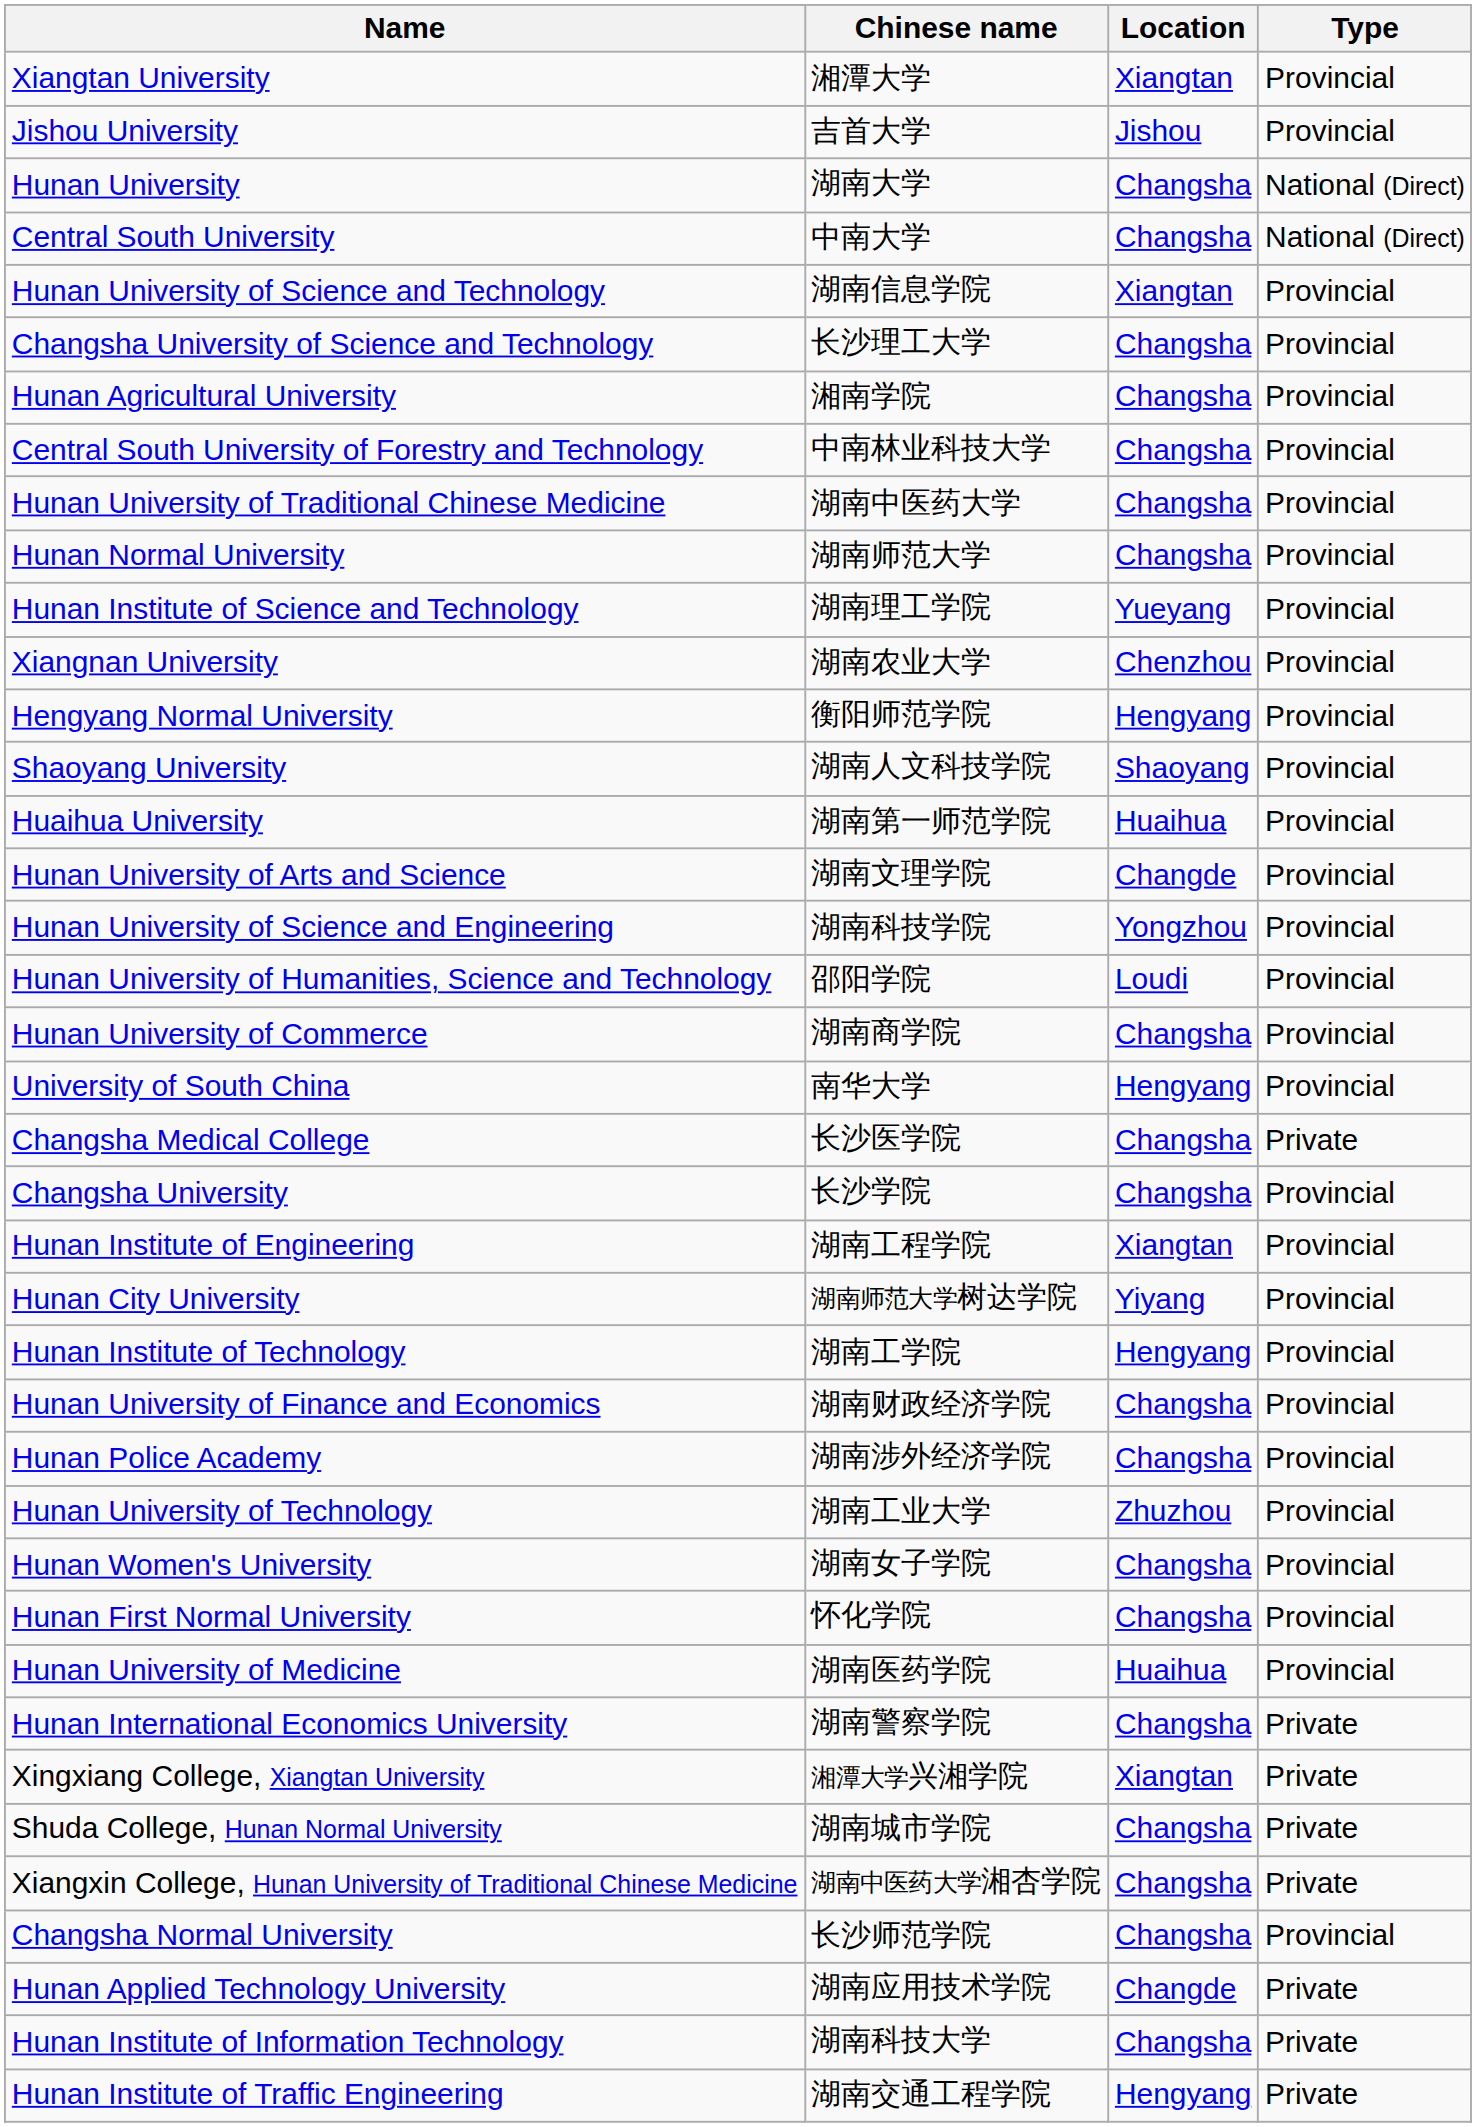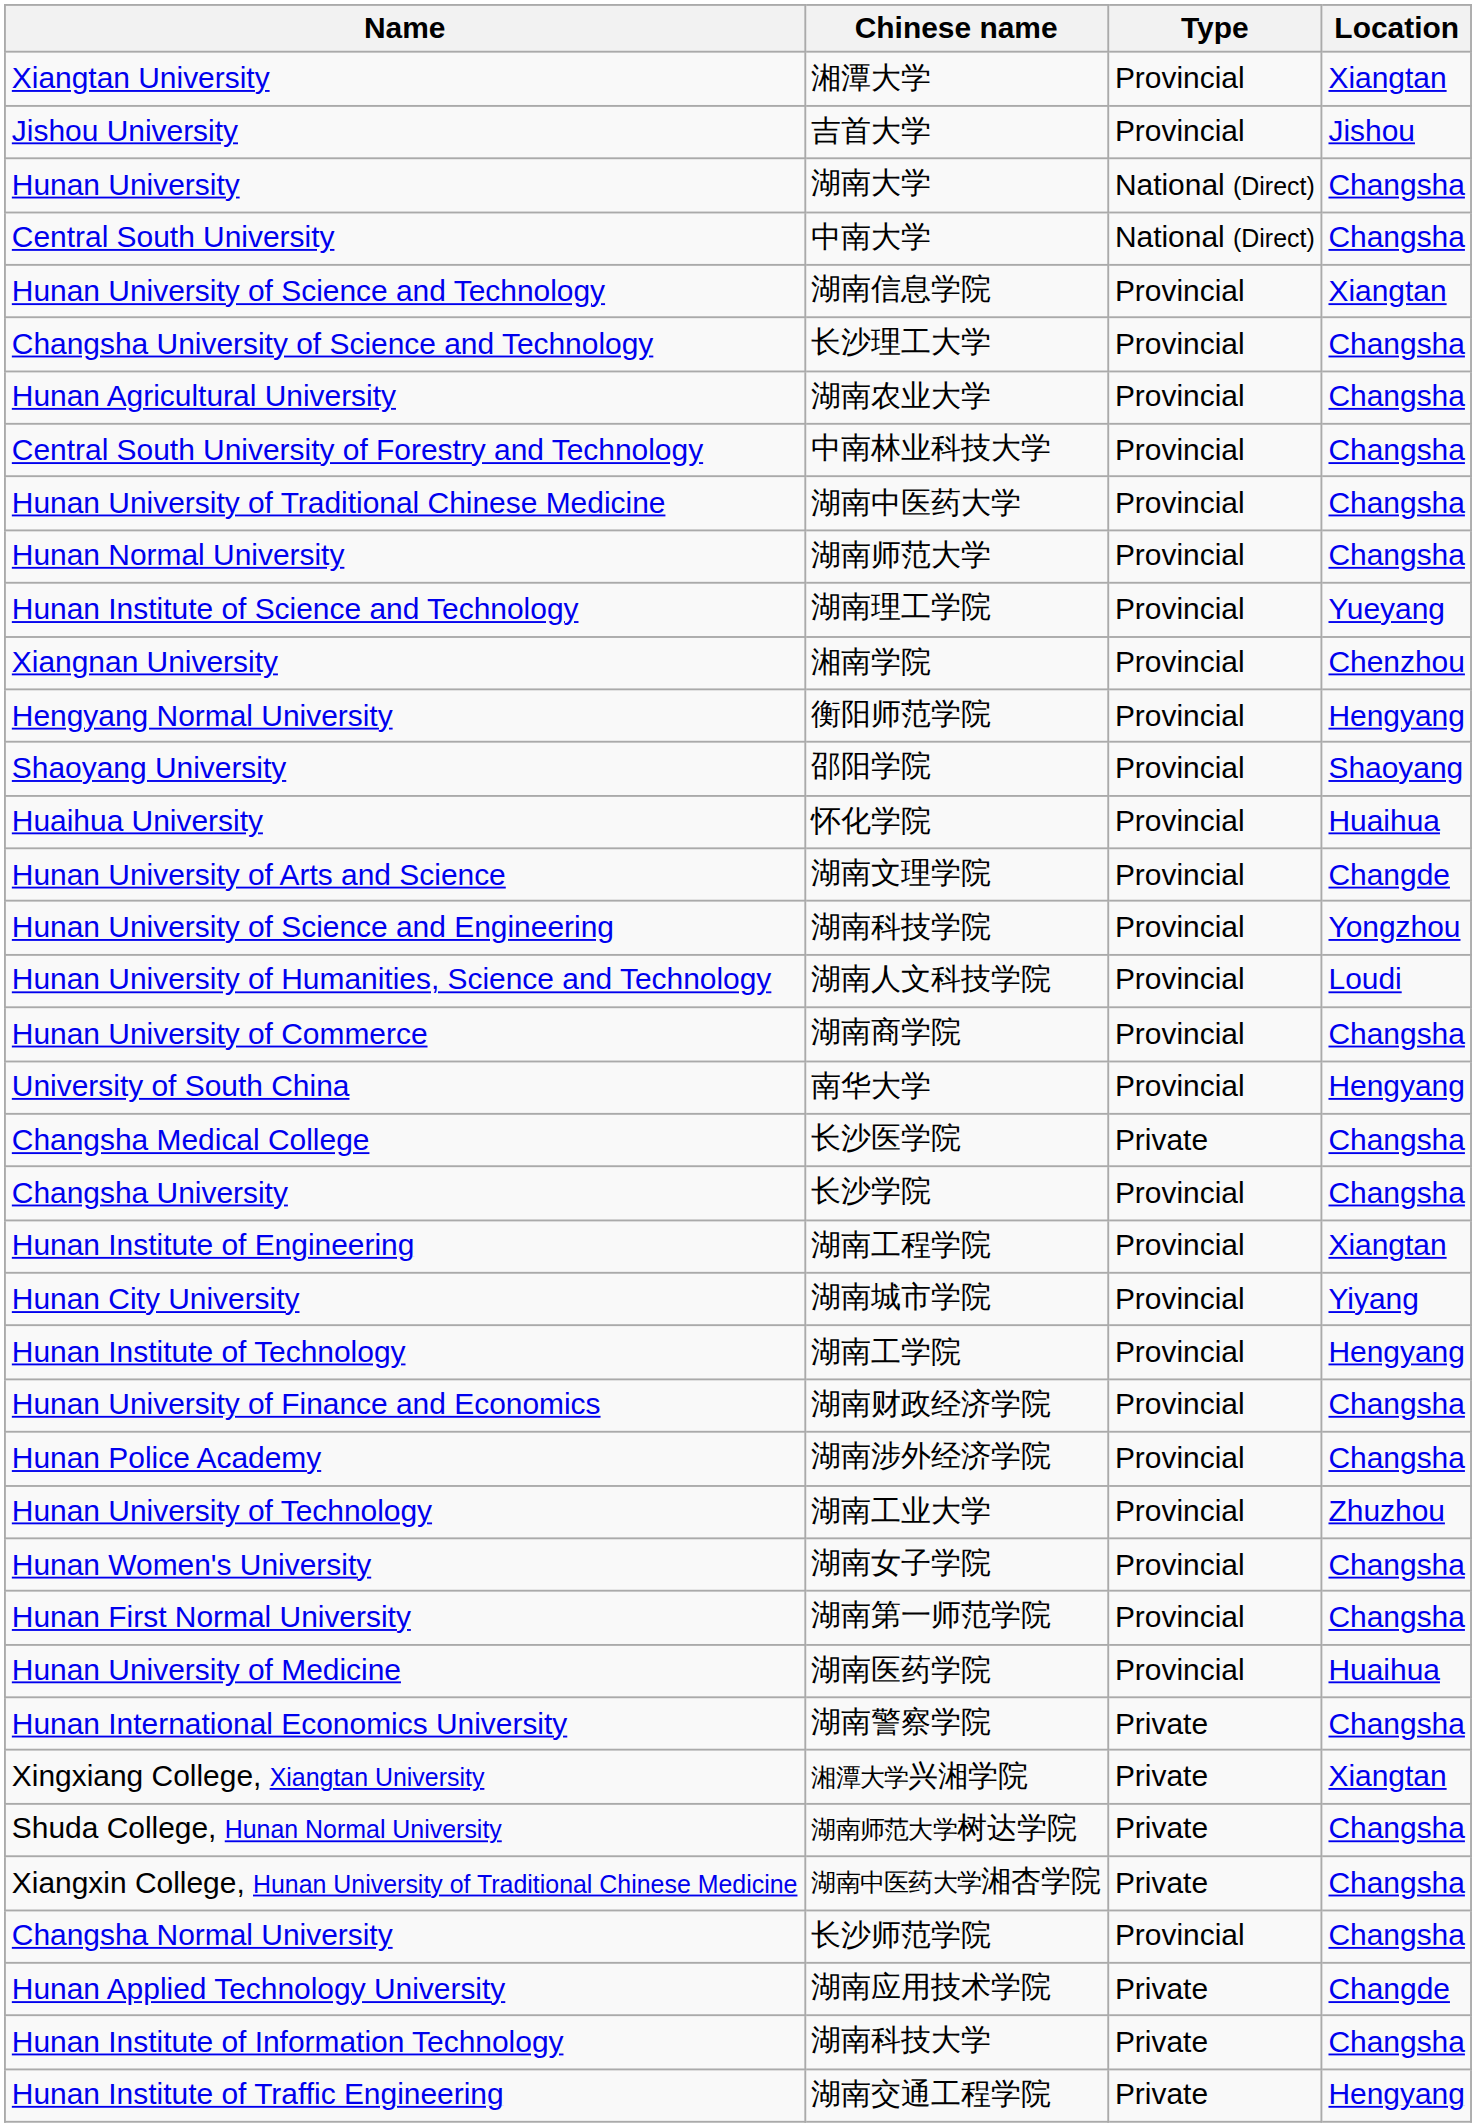columns swapped: (1365, 28) <-> (1183, 28)
(871, 395) 湘南学院 -> (901, 395) 湖南农业大学
(901, 661) 湖南农业大学 -> (871, 661) 湘南学院
(931, 767) 湖南人文科技学院 -> (871, 767) 邵阳学院
(931, 820) 湖南第一师范学院 -> (871, 820) 怀化学院
(871, 979) 邵阳学院 -> (931, 979) 湖南人文科技学院
(944, 1297) 湖南师范大学树达学院 -> (901, 1297) 湖南城市学院
(871, 1616) 怀化学院 -> (931, 1616) 湖南第一师范学院
(901, 1828) 湖南城市学院 -> (944, 1828) 湖南师范大学树达学院
